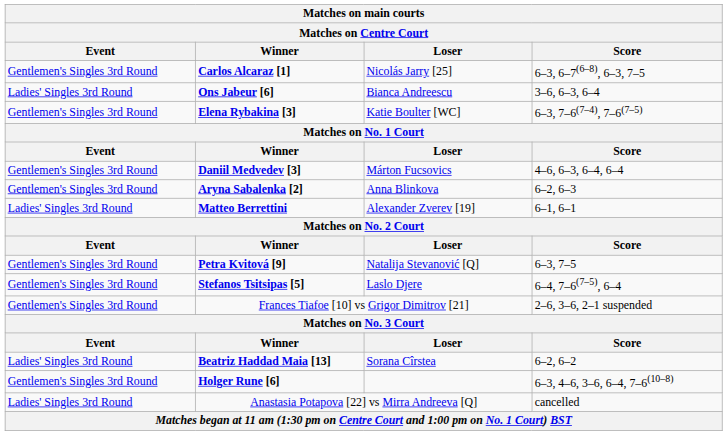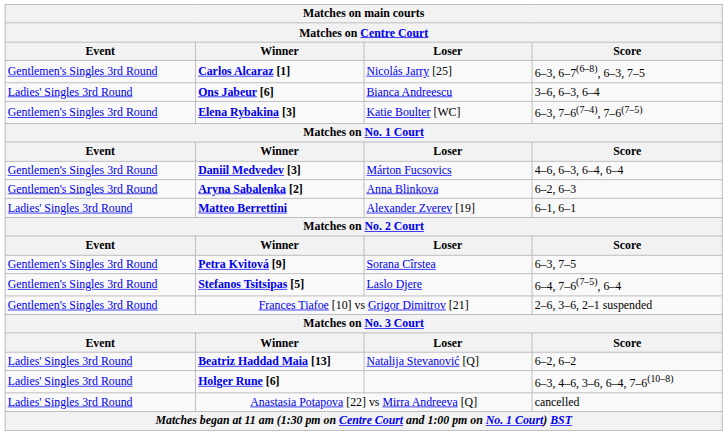(423, 264) Natalija Stevanović [Q] -> (401, 264) Sorana Cîrstea
(401, 361) Sorana Cîrstea -> (423, 361) Natalija Stevanović [Q]
(83, 381) Gentlemen's Singles 3rd Round -> (70, 381) Ladies' Singles 3rd Round
